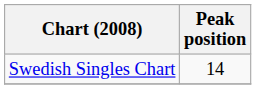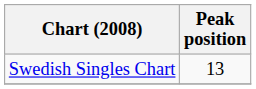(215, 68) 14 -> (215, 68) 13
